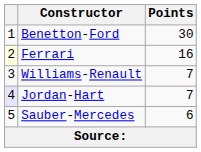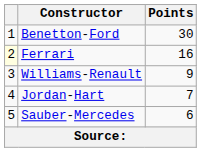(190, 76) 7 -> (190, 76) 9
(11, 96) lavender background -> (11, 96) no background
